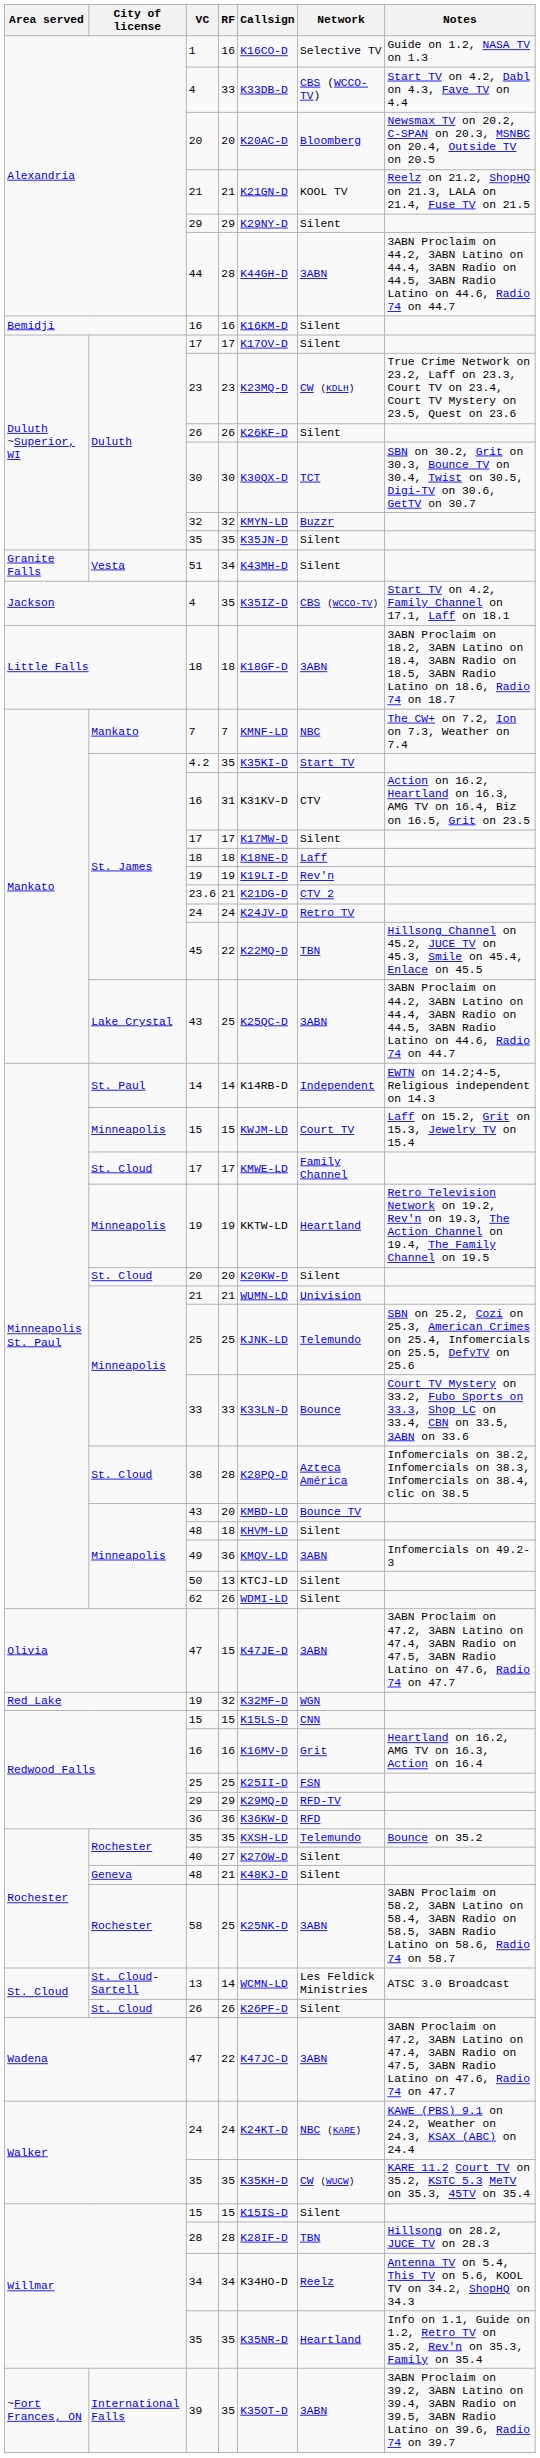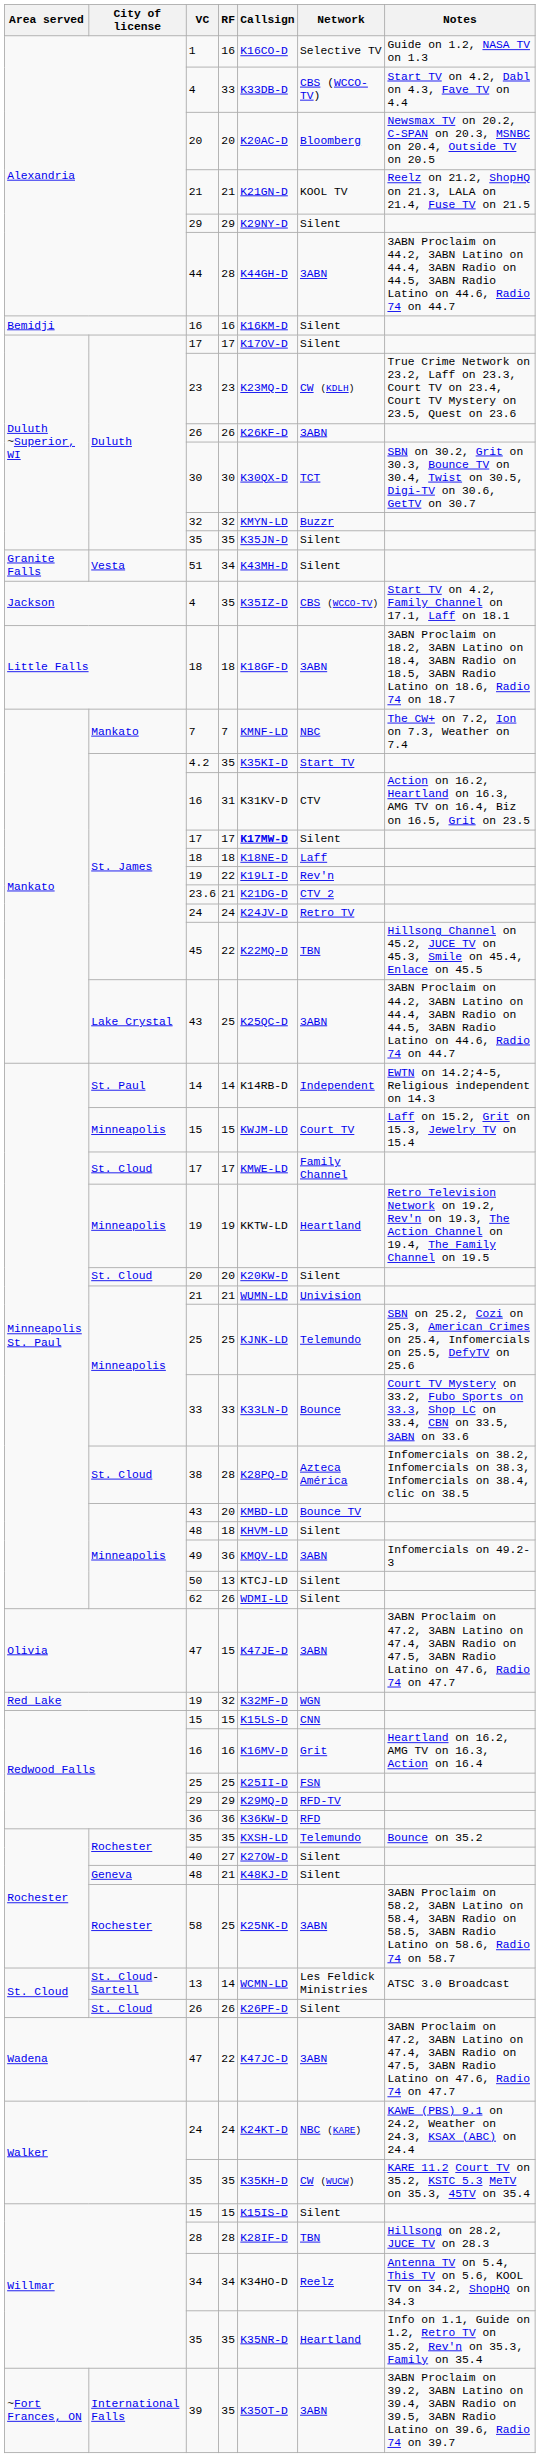(320, 433) Silent -> (314, 433) 3ABN
(264, 839) normal -> (264, 839) bold
(228, 876) 19 -> (228, 876) 22
